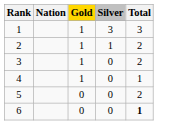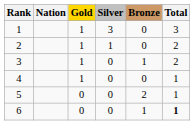+ column: (144, 12)
(140, 95) 2 -> (176, 95) 1
